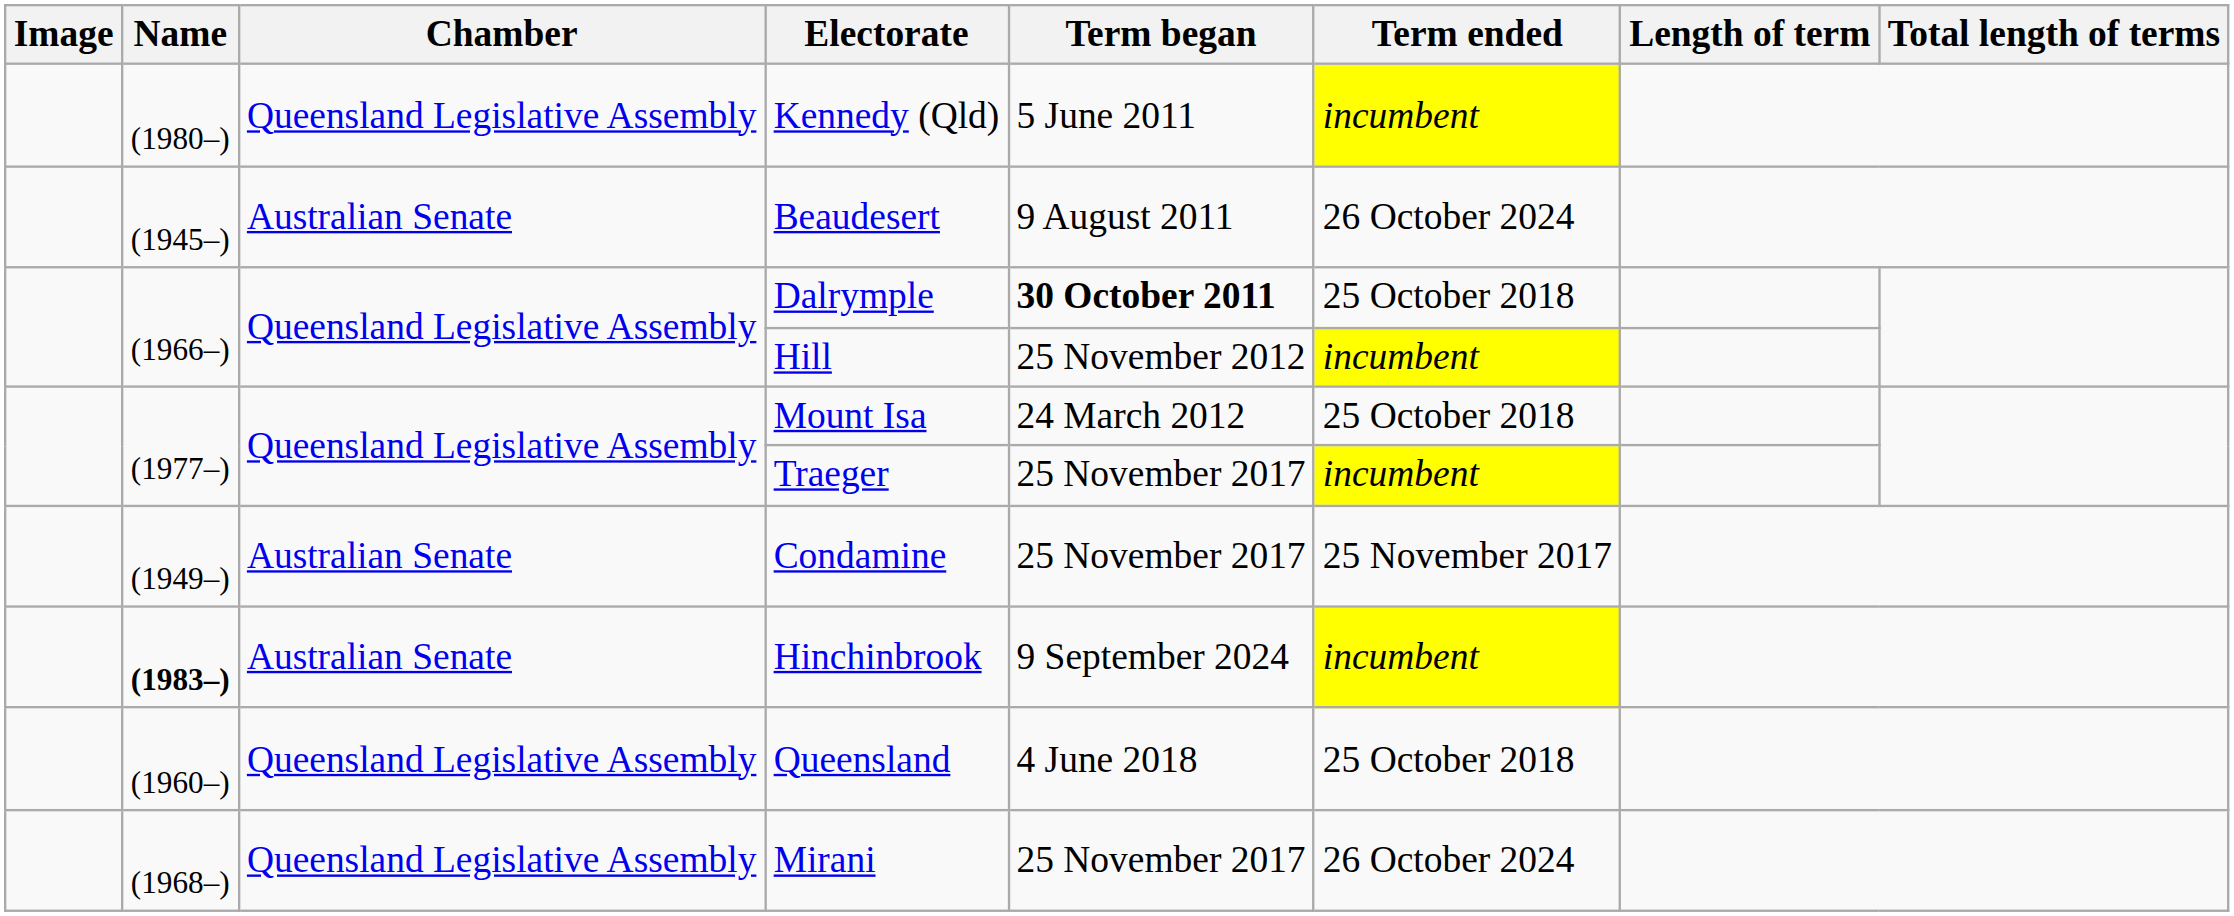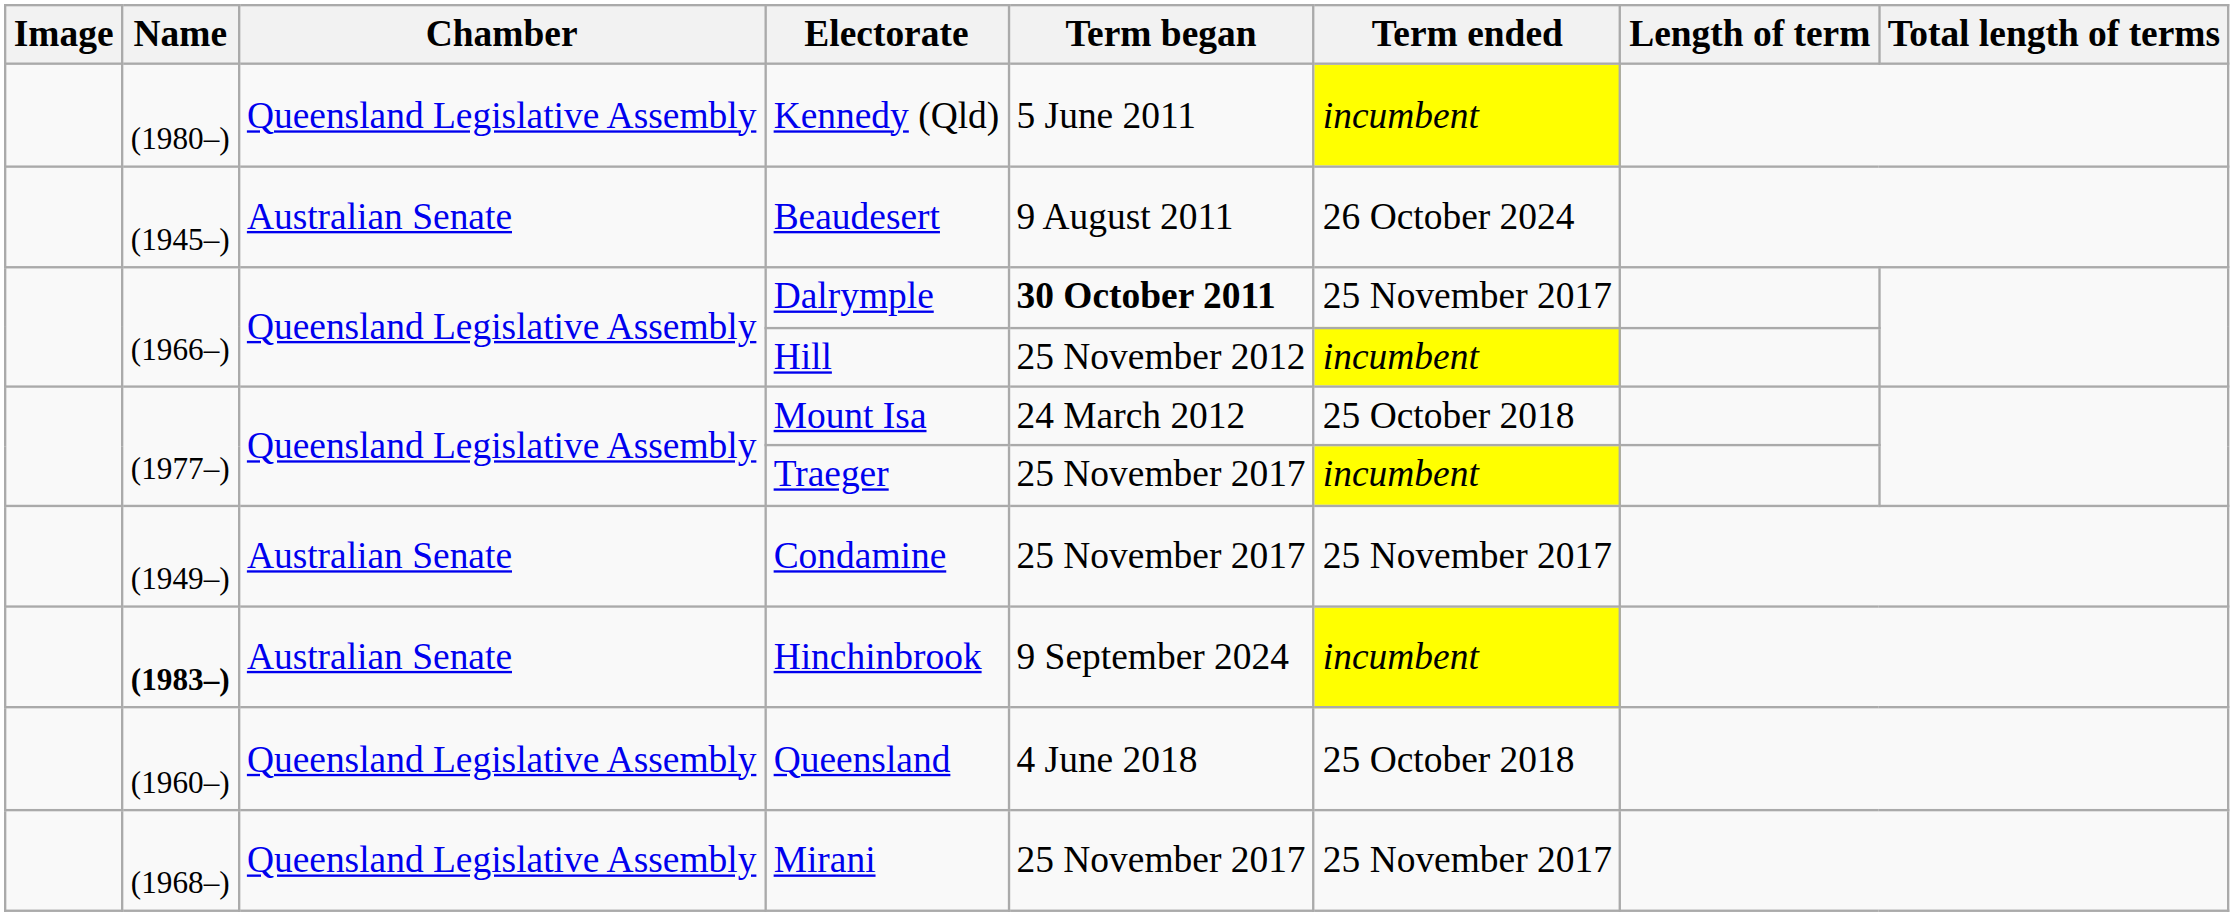(1449, 296) 25 October 2018 -> (1467, 296) 25 November 2017
(1449, 859) 26 October 2024 -> (1467, 859) 25 November 2017
